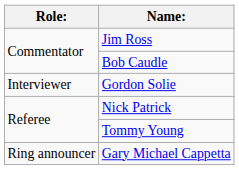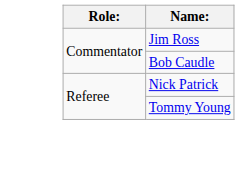- row: (139, 85)
- row: (166, 153)
